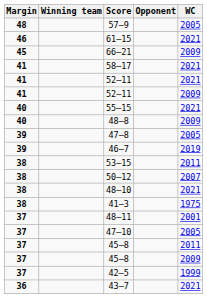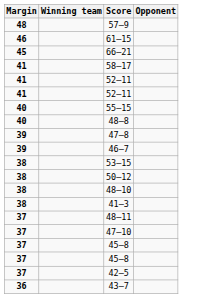- column: (190, 11)
